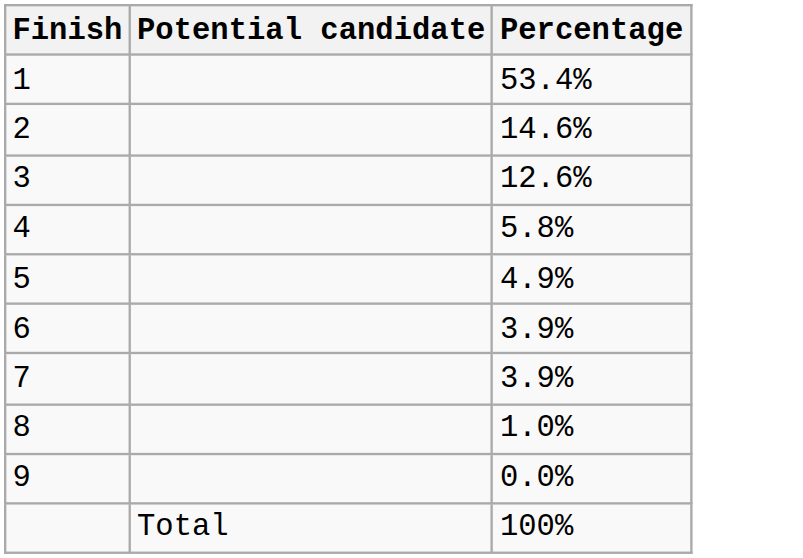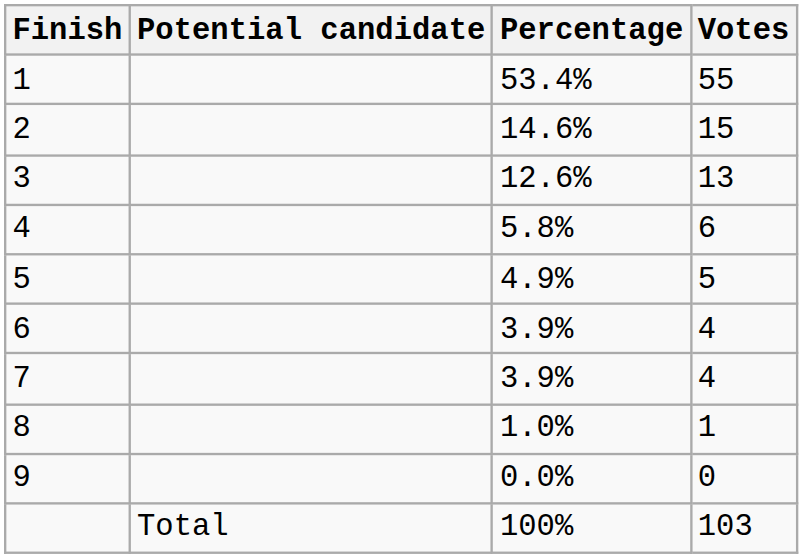+ column: (744, 30)
